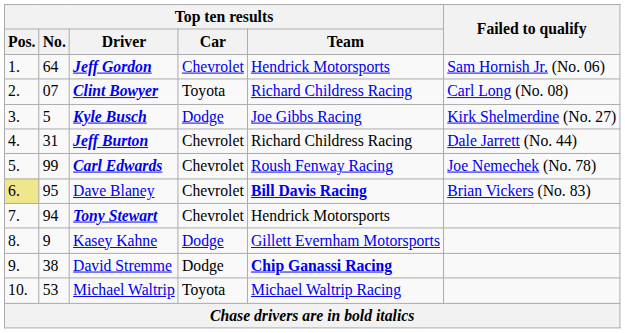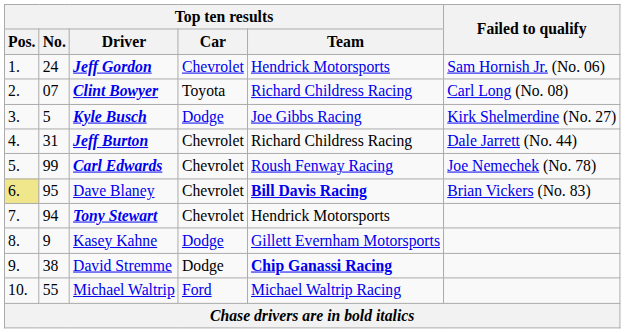(51, 66) 64 -> (51, 66) 24
(51, 290) 53 -> (51, 290) 55
(204, 290) Toyota -> (197, 290) Ford
